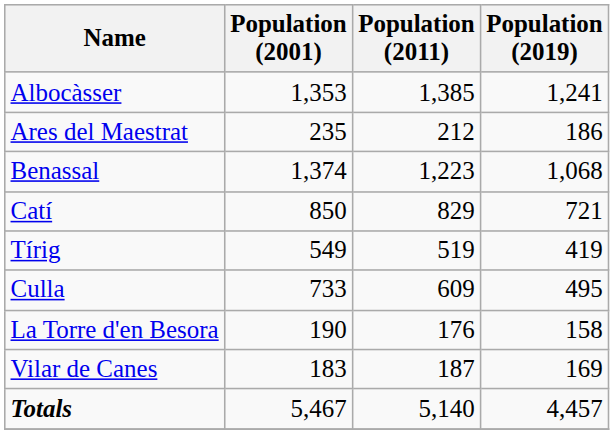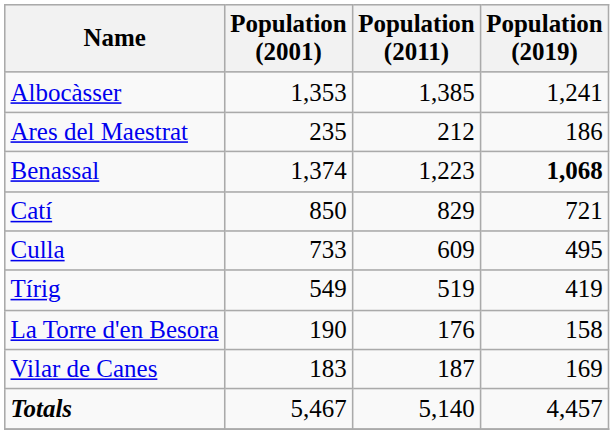(575, 171) normal -> (575, 171) bold
rows swapped: (38, 289) <-> (35, 250)
